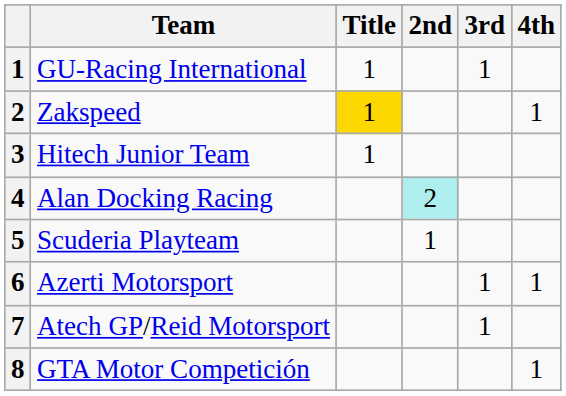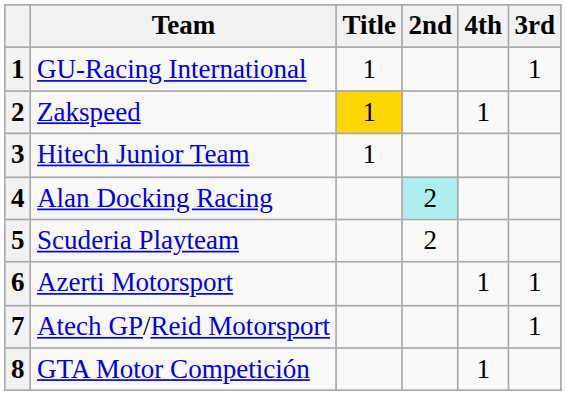columns swapped: (485, 25) <-> (536, 25)
(430, 240) 1 -> (430, 240) 2
